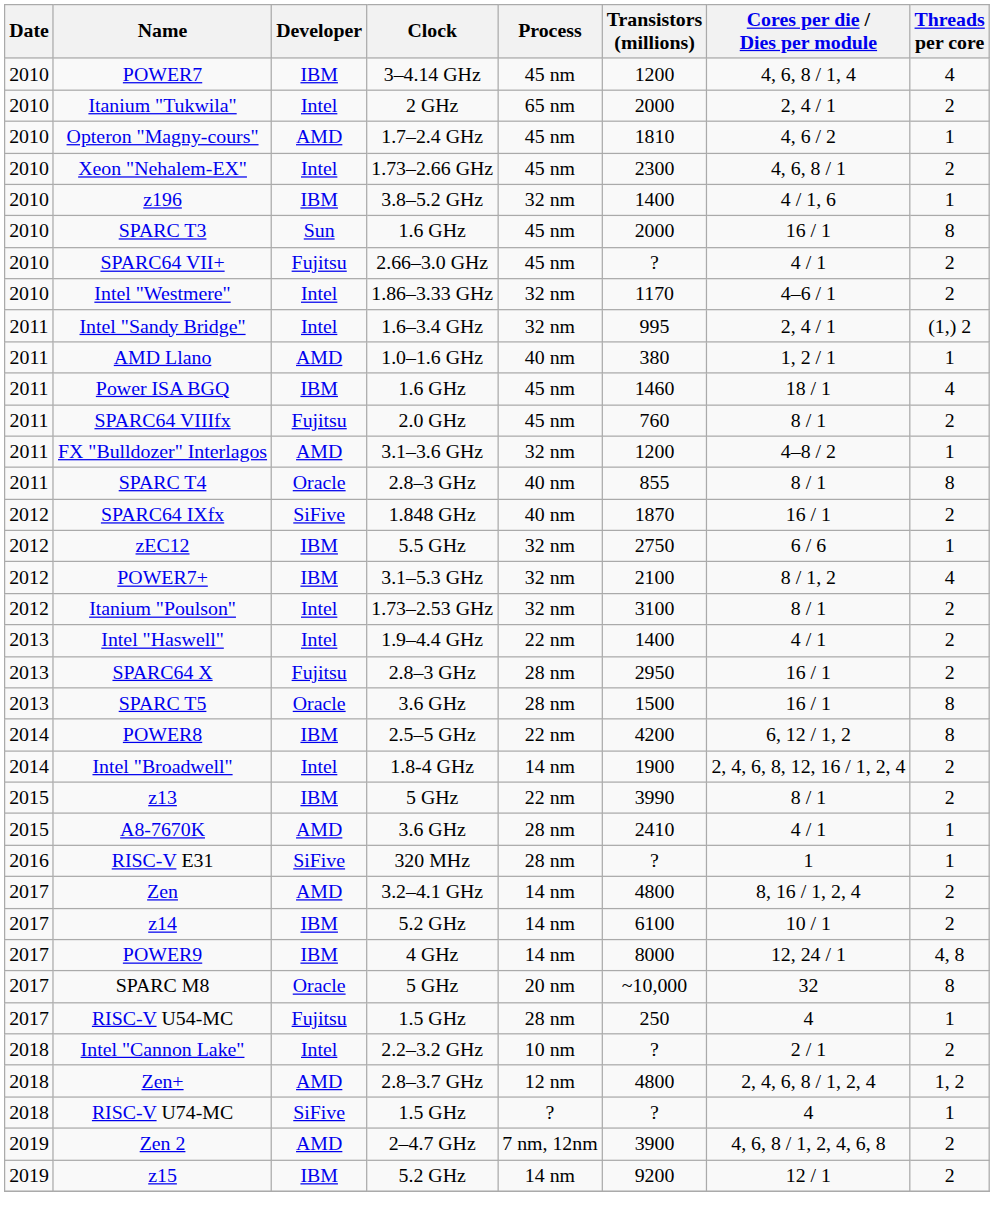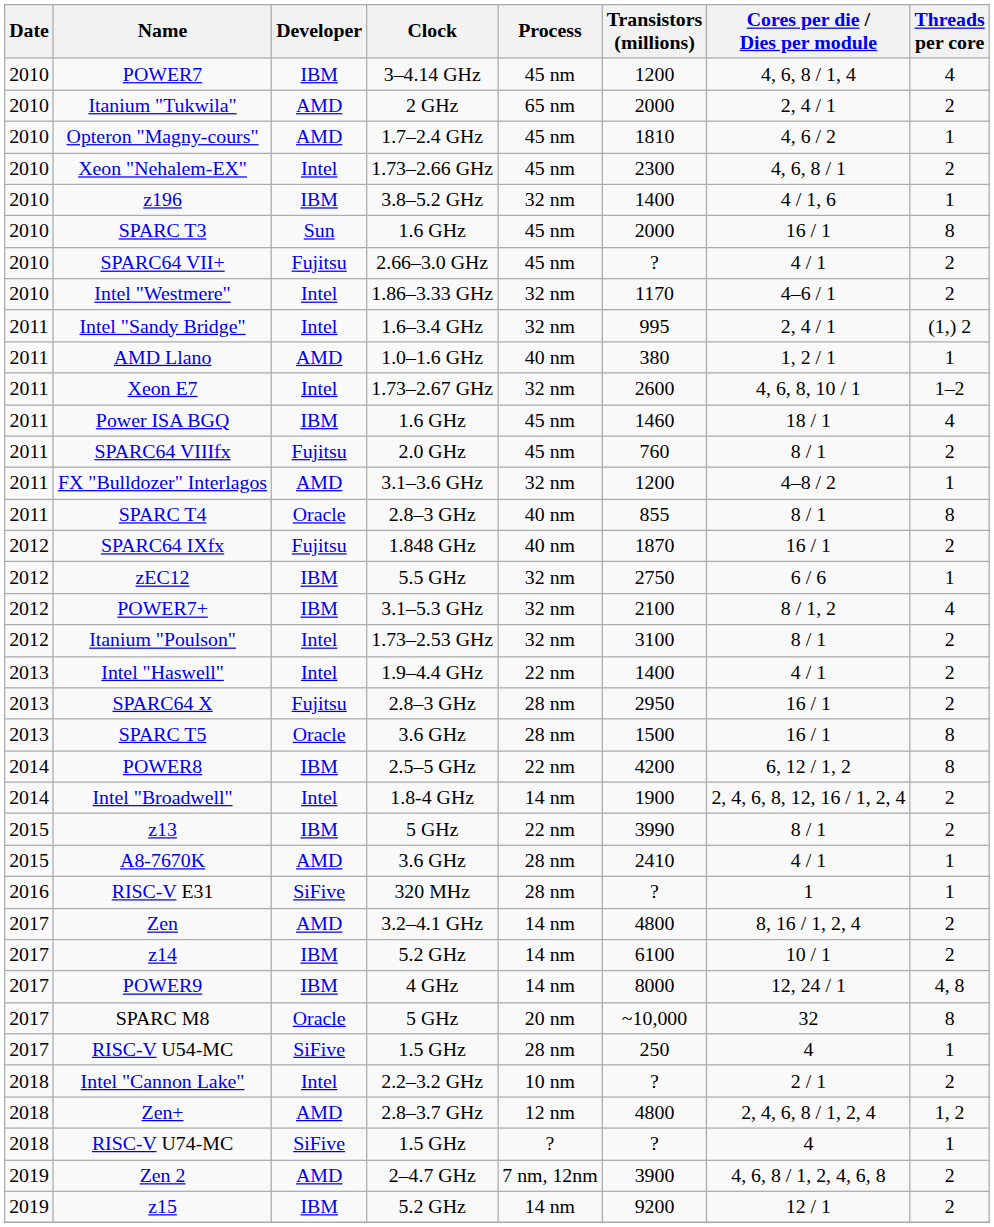(319, 105) Intel -> (319, 105) AMD
+ row: (163, 388)
(319, 514) SiFive -> (319, 545) Fujitsu
(319, 1017) Fujitsu -> (319, 1049) SiFive
